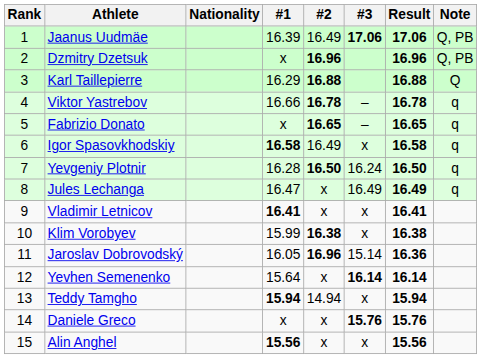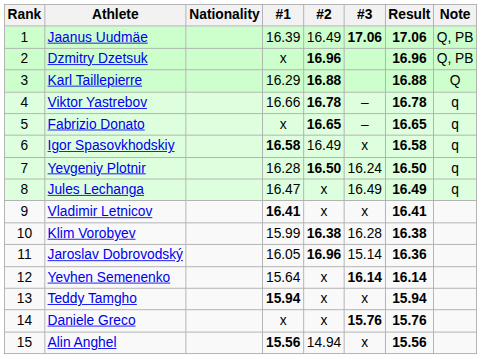(365, 233) x -> (365, 233) 16.28
(324, 299) 14.94 -> (324, 299) x
(324, 342) x -> (324, 342) 14.94
